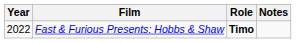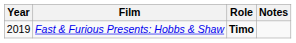(19, 29) 2022 -> (19, 29) 2019
